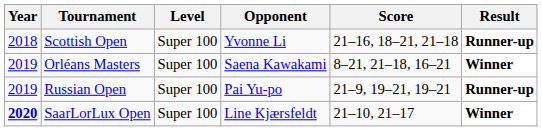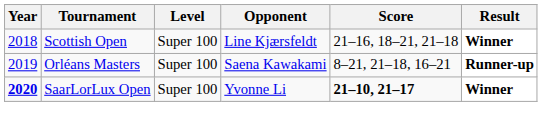(255, 41) Yvonne Li -> (271, 41) Line Kjærsfeldt
(500, 41) Runner-up -> (489, 41) Winner
(489, 65) Winner -> (500, 65) Runner-up
- row: (85, 89)
(271, 113) Line Kjærsfeldt -> (255, 89) Yvonne Li
(374, 113) normal -> (374, 89) bold
